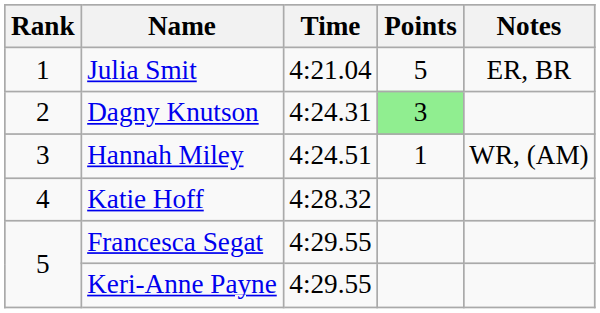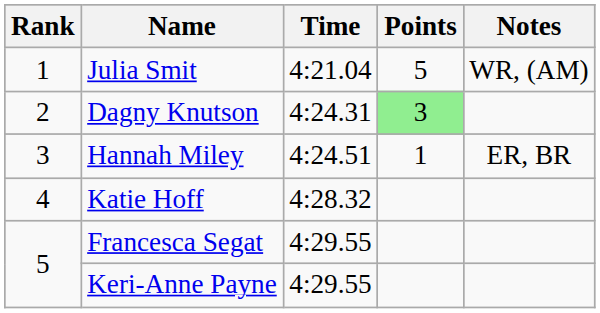(529, 69) ER, BR -> (529, 69) WR, (AM)
(529, 155) WR, (AM) -> (529, 155) ER, BR
